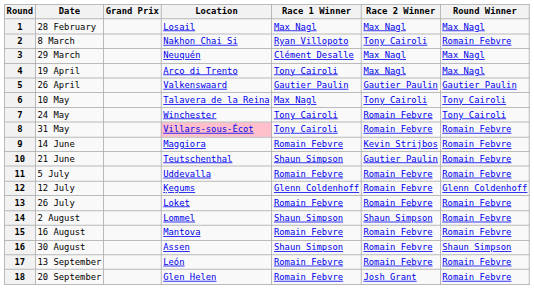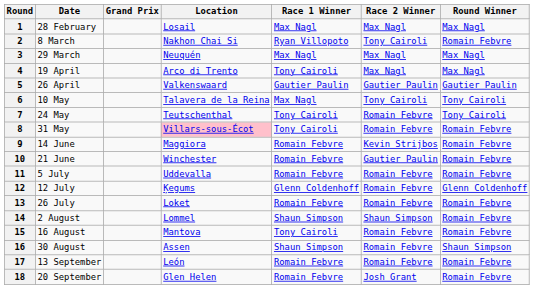(314, 56) Clément Desalle -> (295, 56) Max Nagl
(190, 115) Winchester -> (198, 115) Teutschenthal
(198, 159) Teutschenthal -> (190, 159) Winchester
(309, 159) Shaun Simpson -> (309, 159) Romain Febvre
(309, 233) Romain Febvre -> (306, 233) Tony Cairoli
